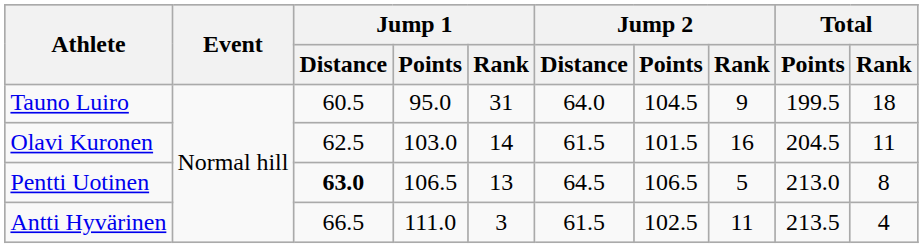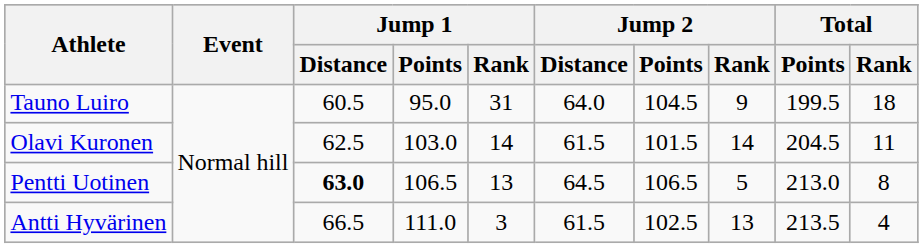(742, 142) 16 -> (742, 142) 14
(742, 221) 11 -> (742, 221) 13
